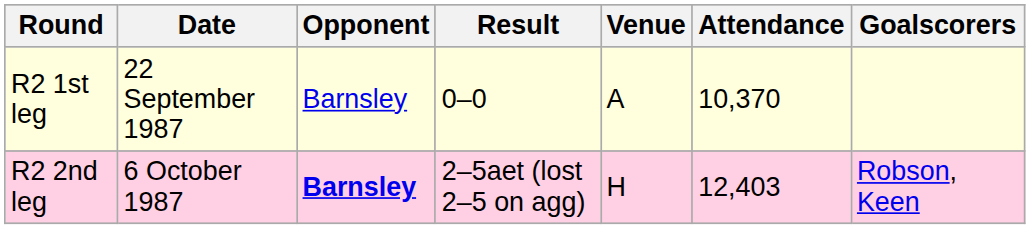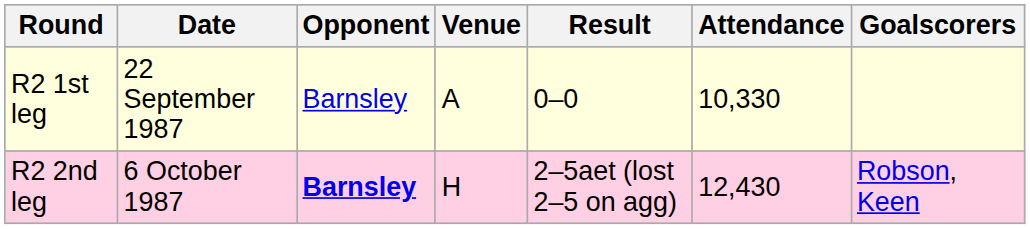columns swapped: (646, 25) <-> (518, 25)
(739, 98) 10,370 -> (739, 98) 10,330
(739, 186) 12,403 -> (739, 186) 12,430
